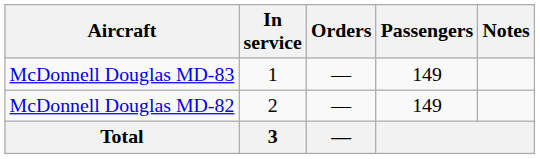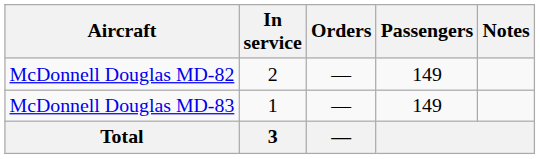rows swapped: (122, 105) <-> (122, 74)
